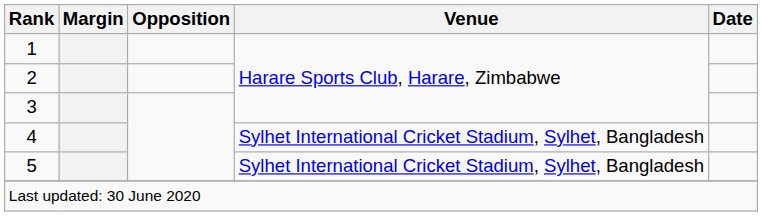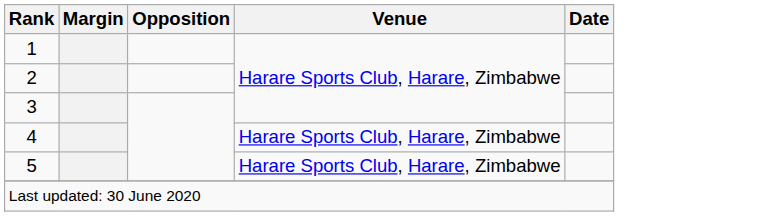(471, 136) Sylhet International Cricket Stadium, Sylhet, Bangladesh -> (400, 136) Harare Sports Club, Harare, Zimbabwe
(471, 166) Sylhet International Cricket Stadium, Sylhet, Bangladesh -> (400, 166) Harare Sports Club, Harare, Zimbabwe
